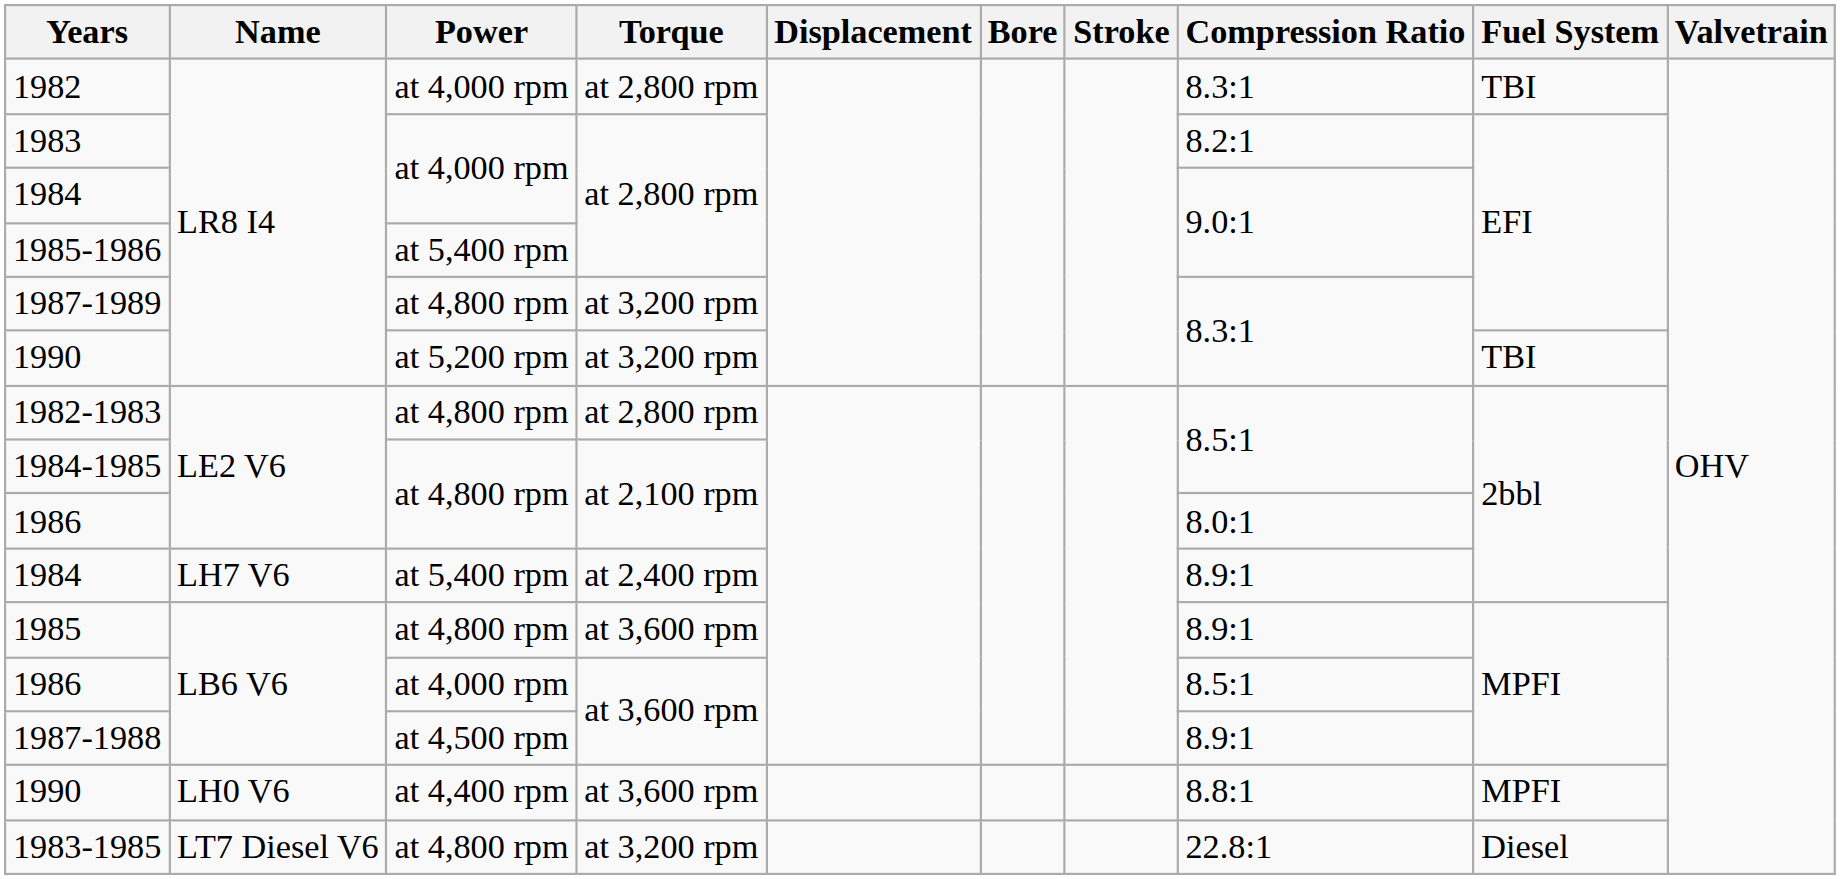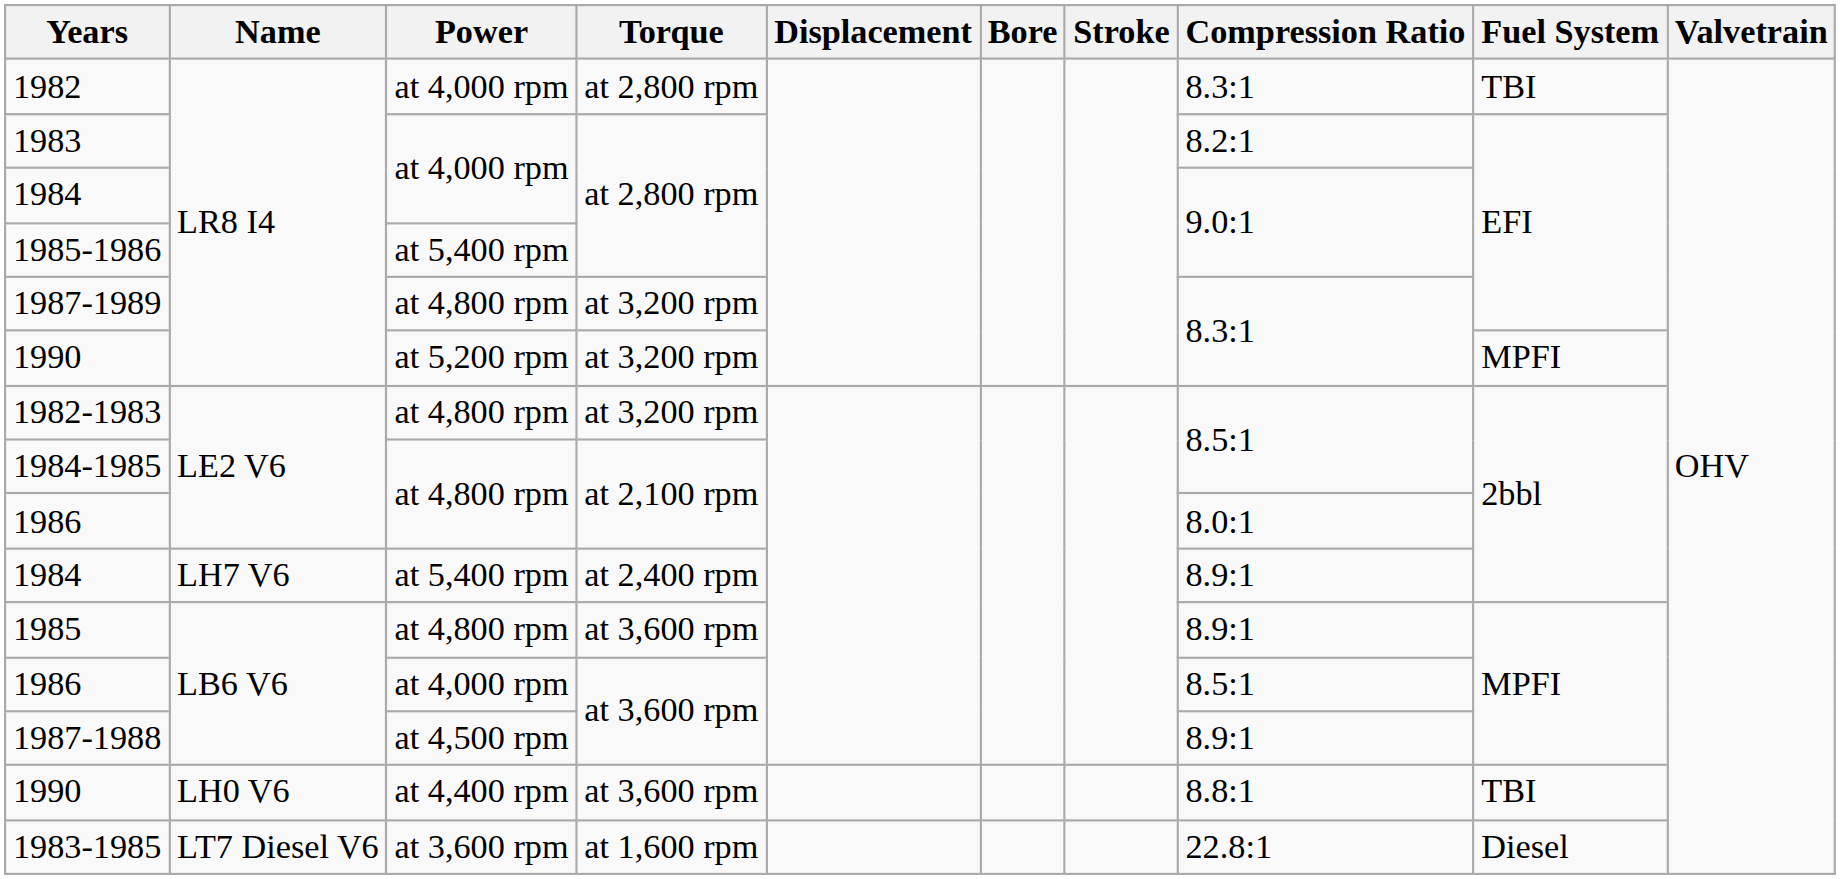(1509, 357) TBI -> (1521, 357) MPFI
(671, 411) at 2,800 rpm -> (671, 411) at 3,200 rpm
(1521, 791) MPFI -> (1509, 791) TBI
(482, 846) at 4,800 rpm -> (482, 846) at 3,600 rpm
(671, 846) at 3,200 rpm -> (671, 846) at 1,600 rpm
